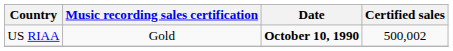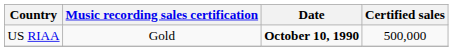(405, 35) 500,002 -> (405, 35) 500,000
